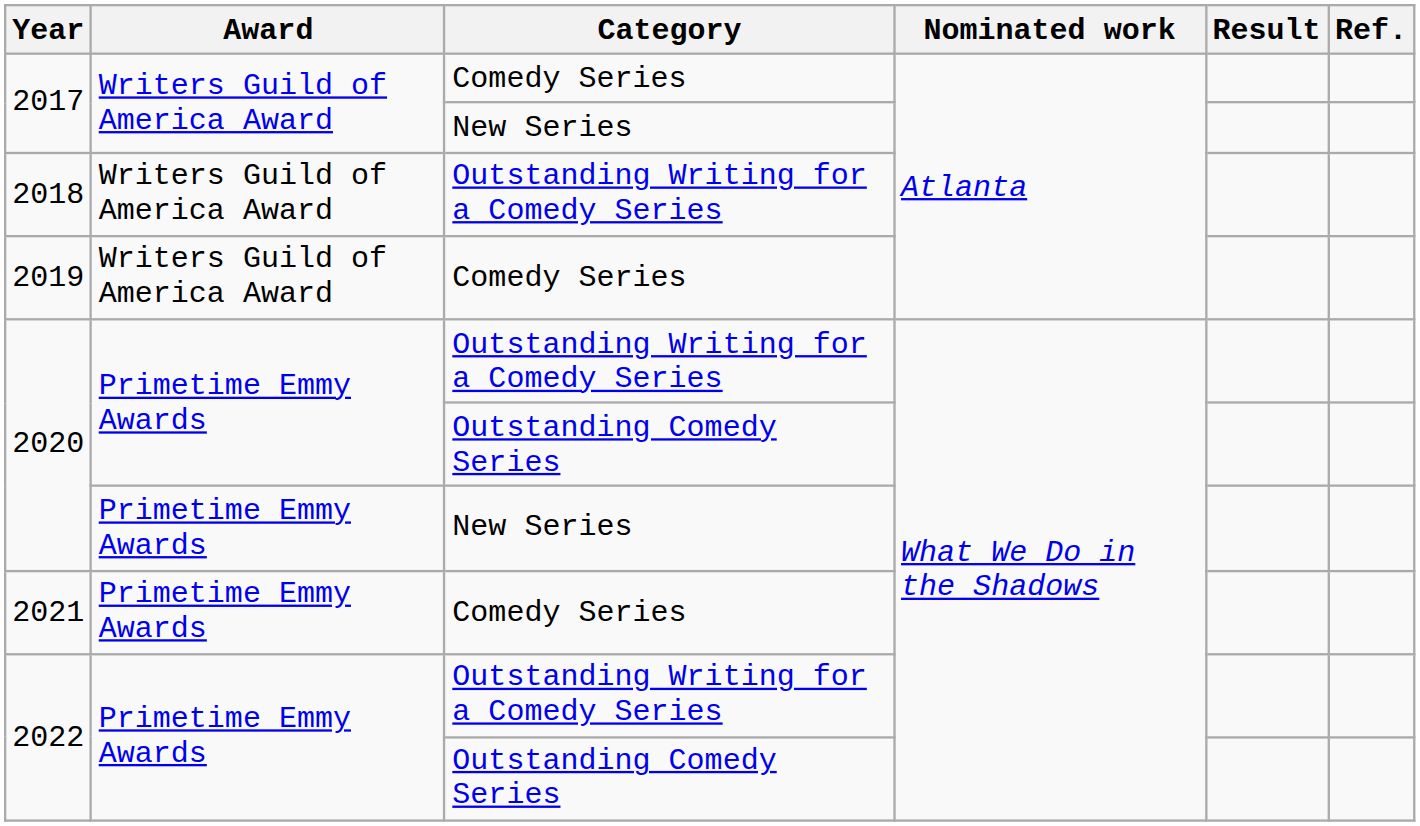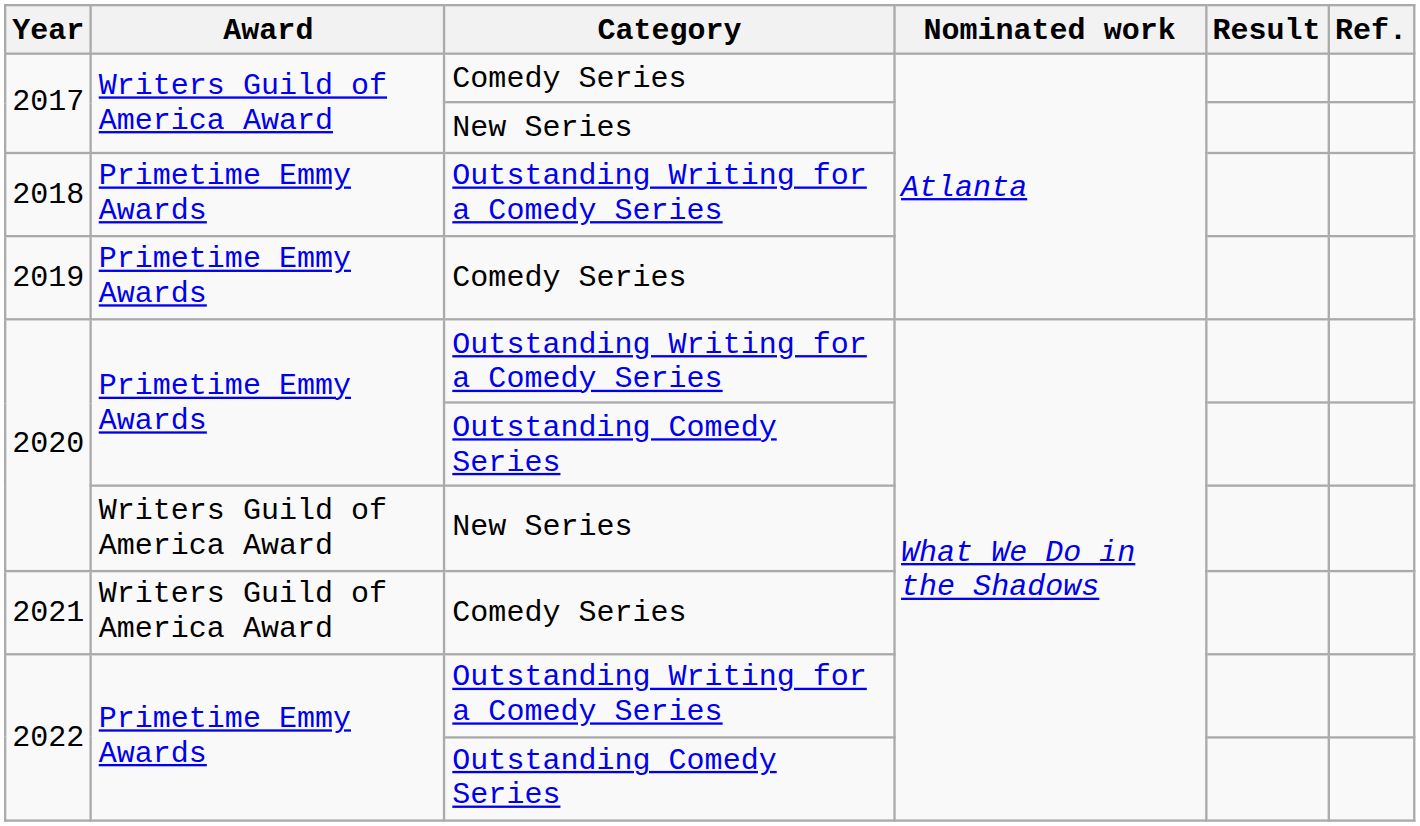(243, 194) Writers Guild of America Award -> (225, 194) Primetime Emmy Awards
(243, 277) Writers Guild of America Award -> (225, 277) Primetime Emmy Awards
(225, 528) Primetime Emmy Awards -> (243, 528) Writers Guild of America Award
(225, 612) Primetime Emmy Awards -> (243, 612) Writers Guild of America Award
